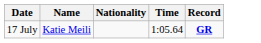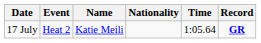+ column: (56, 12)
